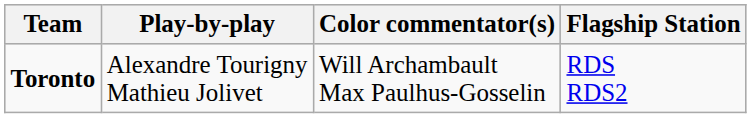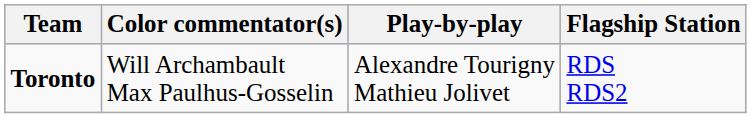columns swapped: (207, 24) <-> (437, 24)
